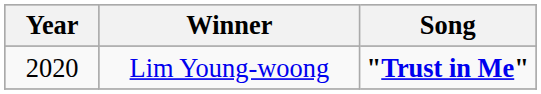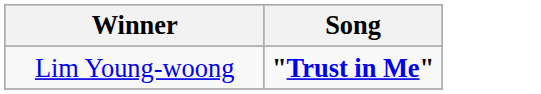- column: (52, 25)
